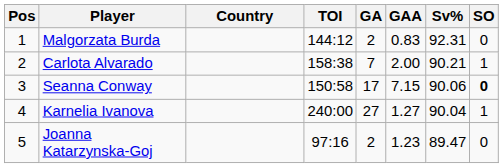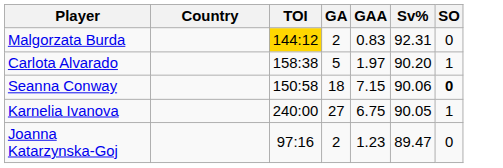- column: (22, 16)
(330, 39) no background -> (295, 39) gold background
(371, 63) 7 -> (336, 63) 5
(406, 63) 2.00 -> (371, 63) 1.97
(448, 63) 90.21 -> (413, 63) 90.20
(371, 87) 17 -> (336, 87) 18
(406, 110) 1.27 -> (371, 110) 6.75
(448, 110) 90.04 -> (413, 110) 90.05
